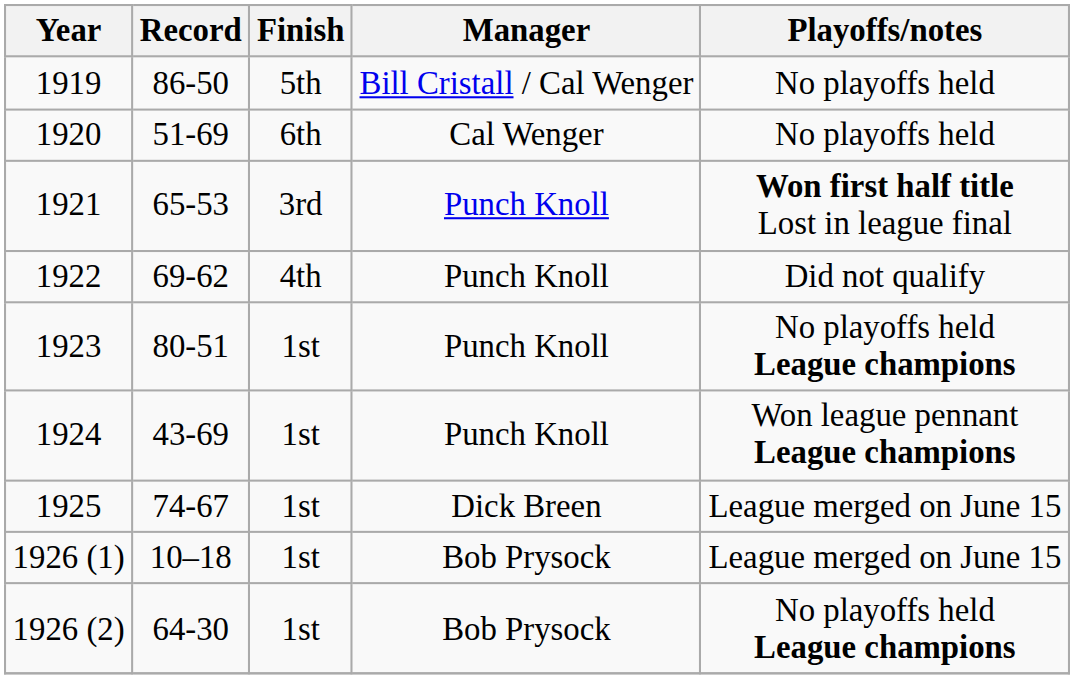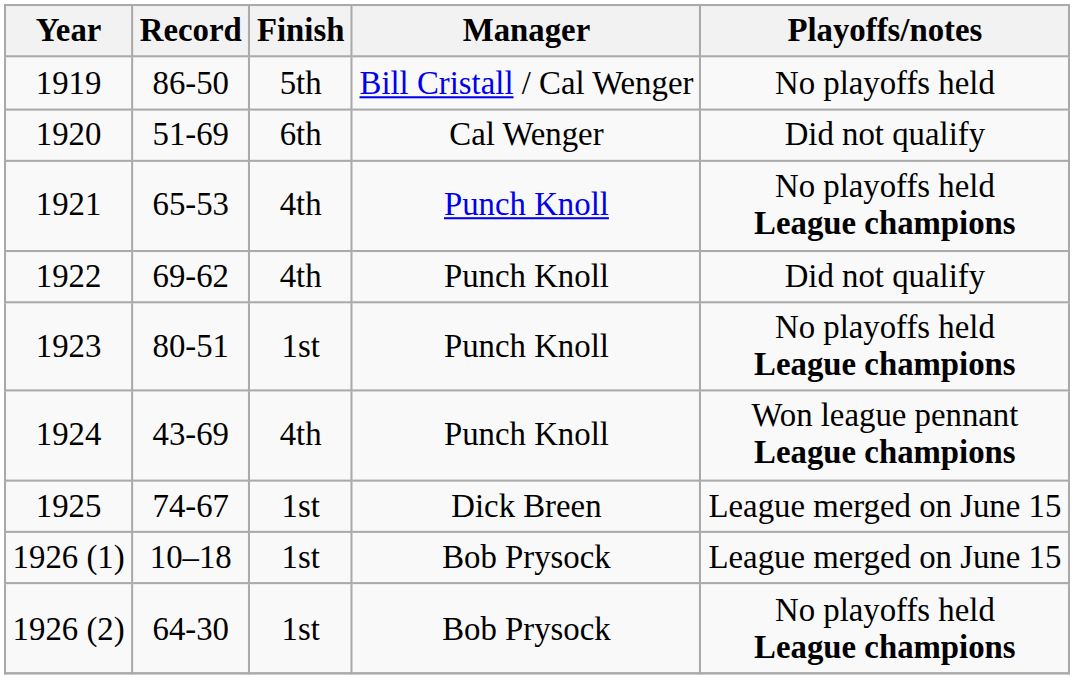(885, 134) No playoffs held -> (885, 134) Did not qualify
(301, 205) 3rd -> (301, 205) 4th
(885, 205) Won first half title Lost in league final -> (885, 205) No playoffs held League champions
(301, 434) 1st -> (301, 434) 4th
